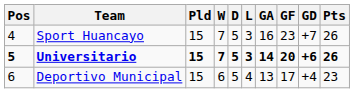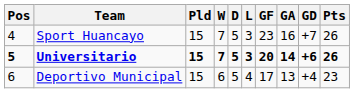columns swapped: (288, 15) <-> (266, 15)
